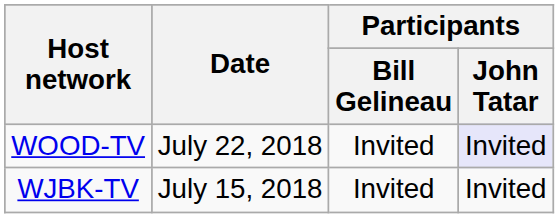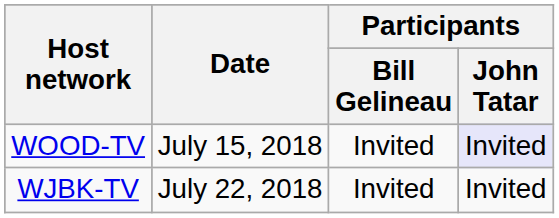(240, 145) July 22, 2018 -> (240, 145) July 15, 2018
(240, 189) July 15, 2018 -> (240, 189) July 22, 2018
